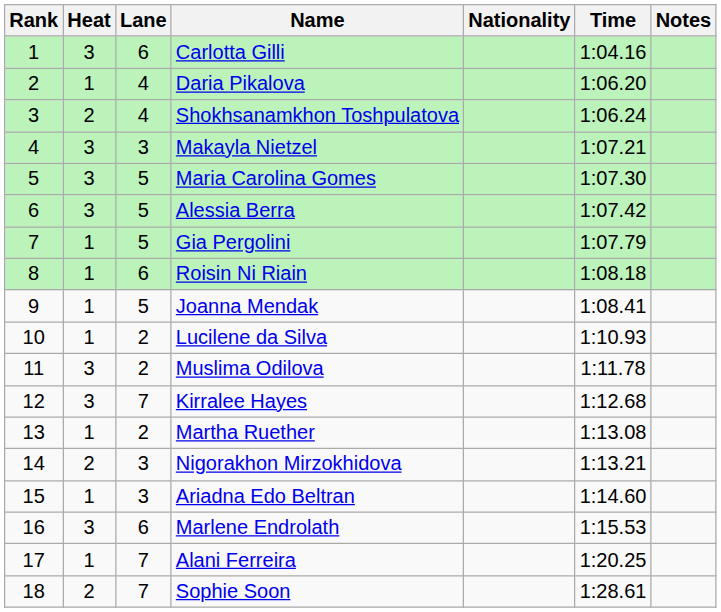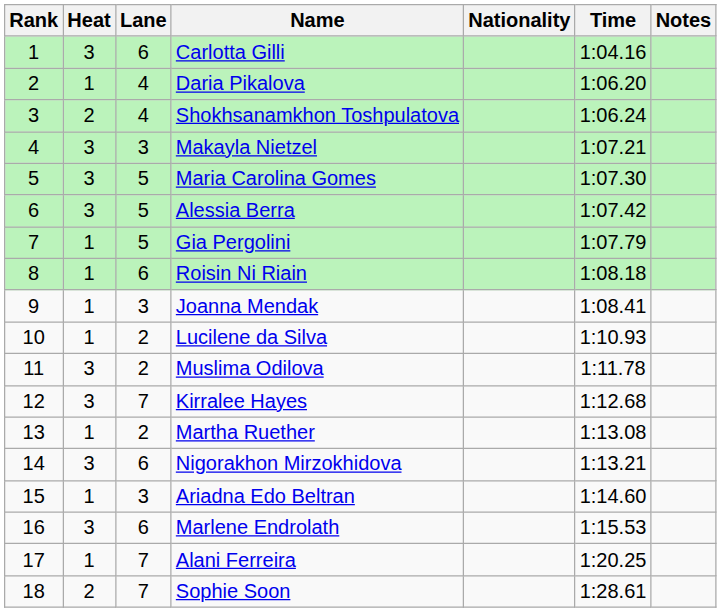(143, 305) 5 -> (143, 305) 3
(89, 464) 2 -> (89, 464) 3
(143, 464) 3 -> (143, 464) 6
